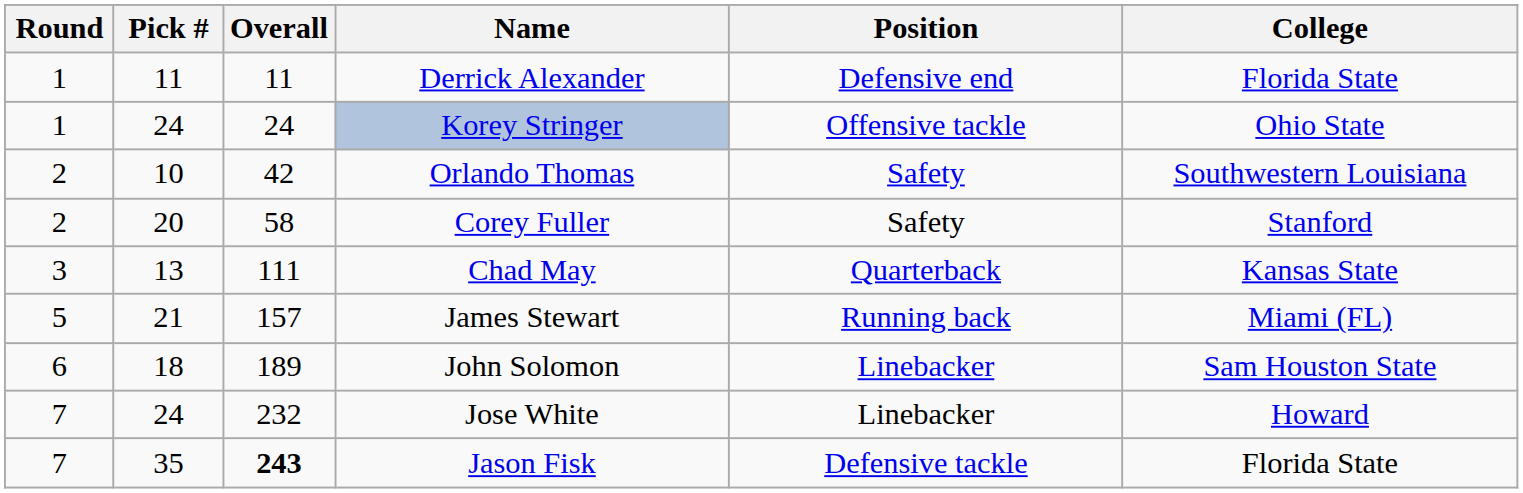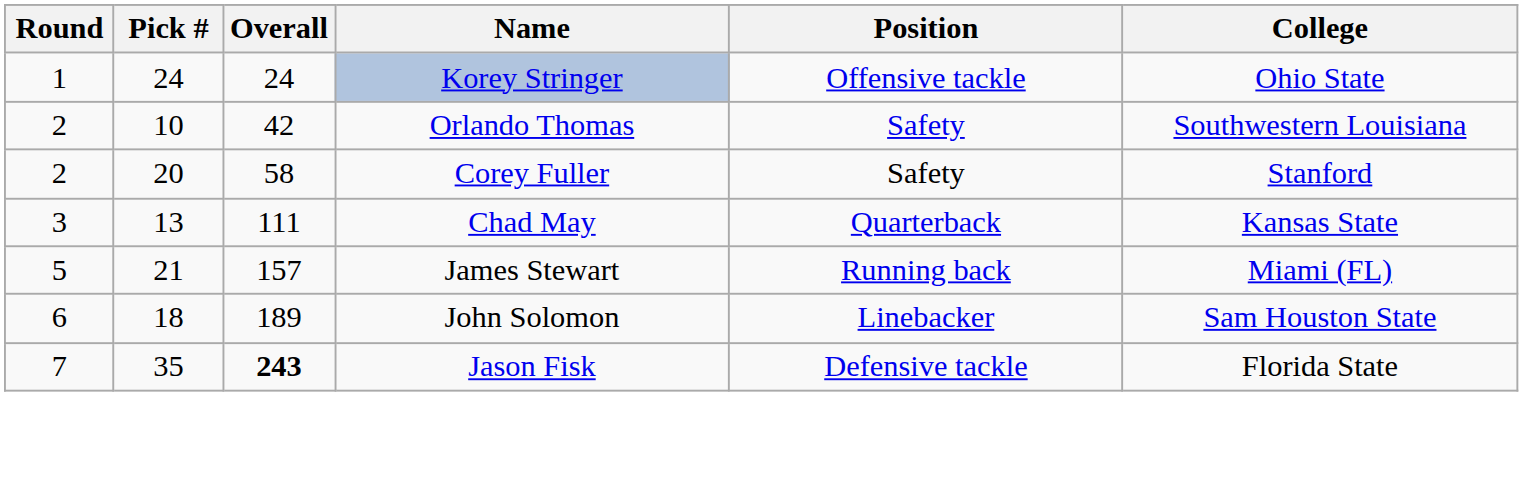- row: (532, 76)
- row: (532, 414)
